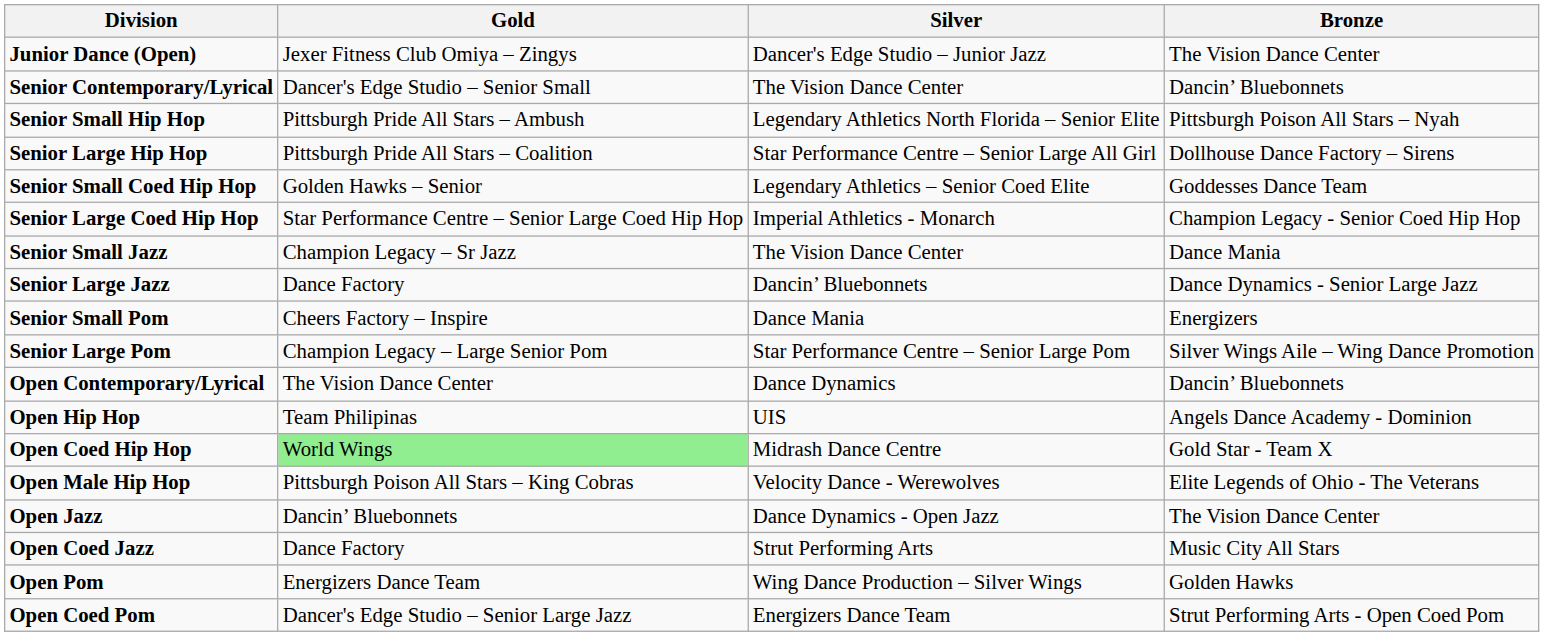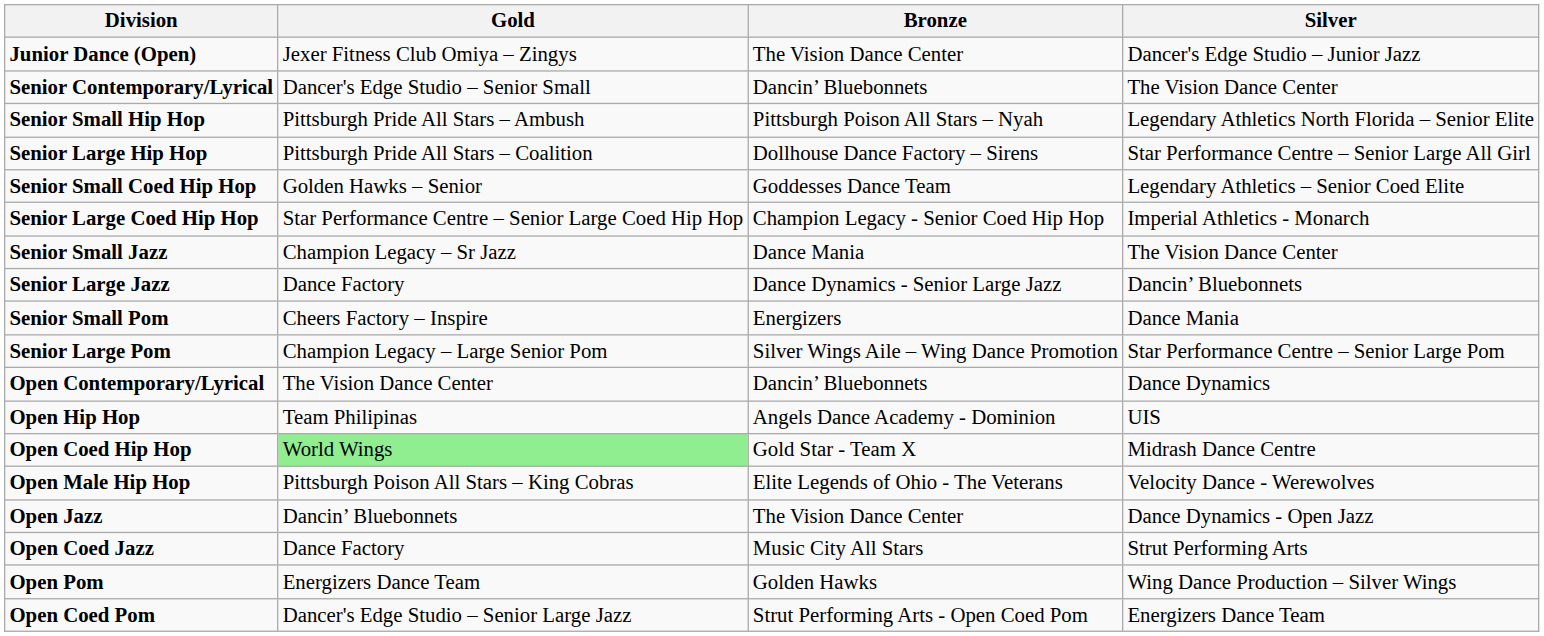columns swapped: (956, 20) <-> (1352, 20)
